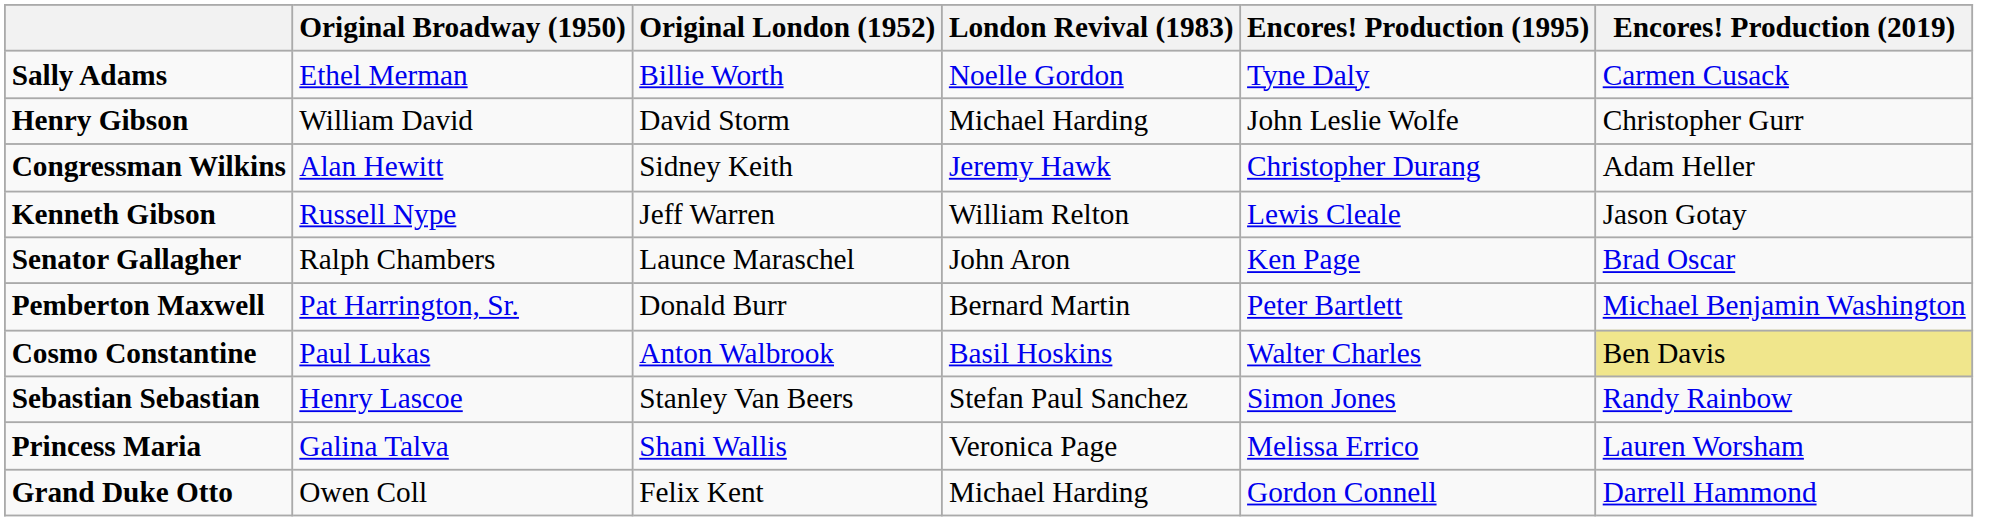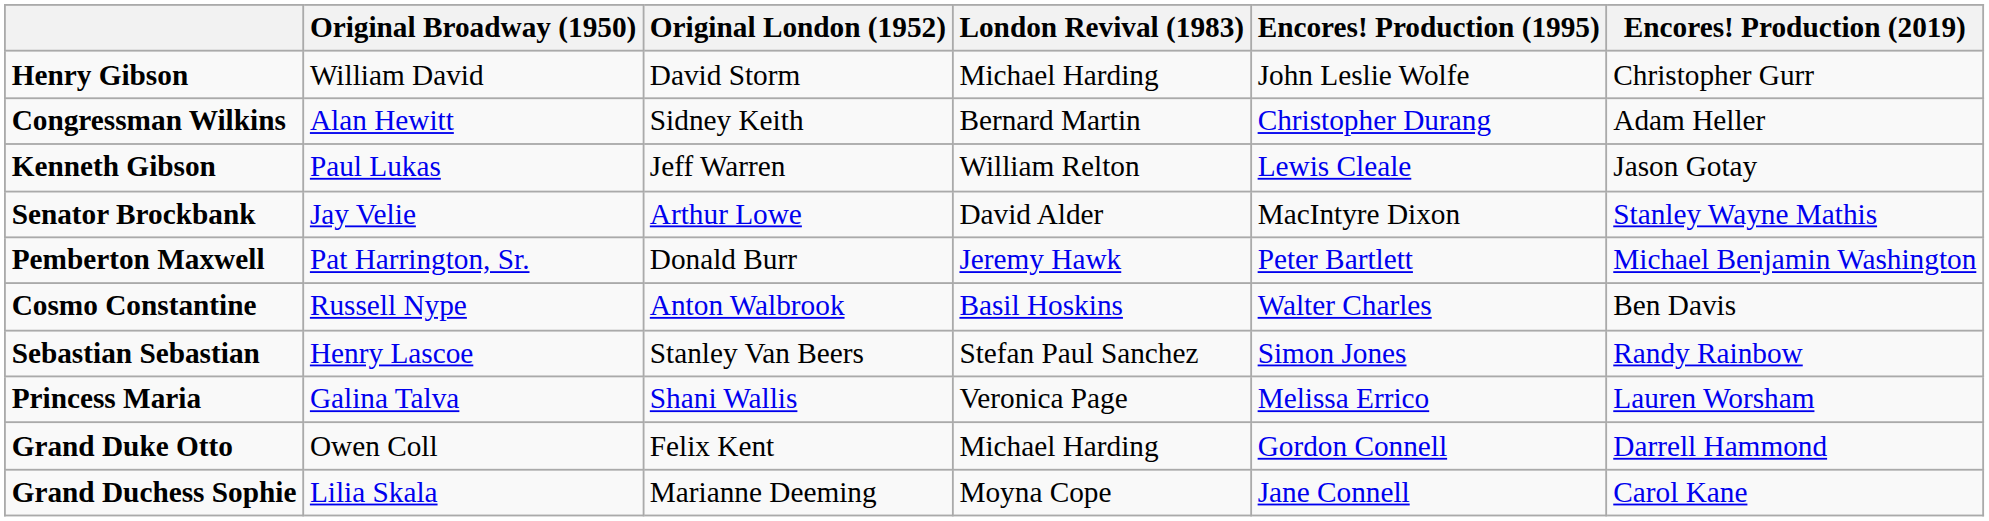- row: (89, 74)
(1030, 167) Jeremy Hawk -> (1050, 120) Bernard Martin
(378, 213) Russell Nype -> (375, 167) Paul Lukas
- row: (126, 259)
+ row: (134, 213)
(1040, 306) Bernard Martin -> (1040, 259) Jeremy Hawk
(365, 352) Paul Lukas -> (388, 306) Russell Nype
(1664, 352) khaki background -> (1675, 306) no background
+ row: (154, 492)
